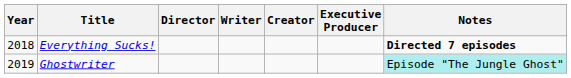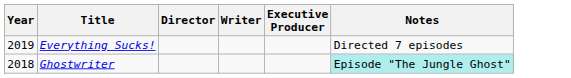- column: (291, 20)
(21, 45) 2018 -> (21, 45) 2019
(451, 45) bold -> (398, 45) normal
(21, 64) 2019 -> (21, 64) 2018
